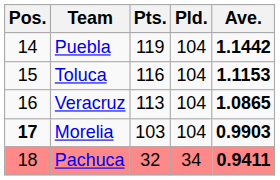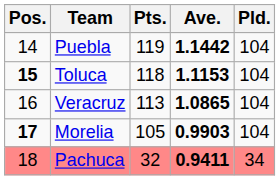columns swapped: (191, 18) <-> (243, 18)
(28, 75) normal -> (28, 75) bold
(150, 75) 116 -> (150, 75) 118
(150, 132) 103 -> (150, 132) 105
